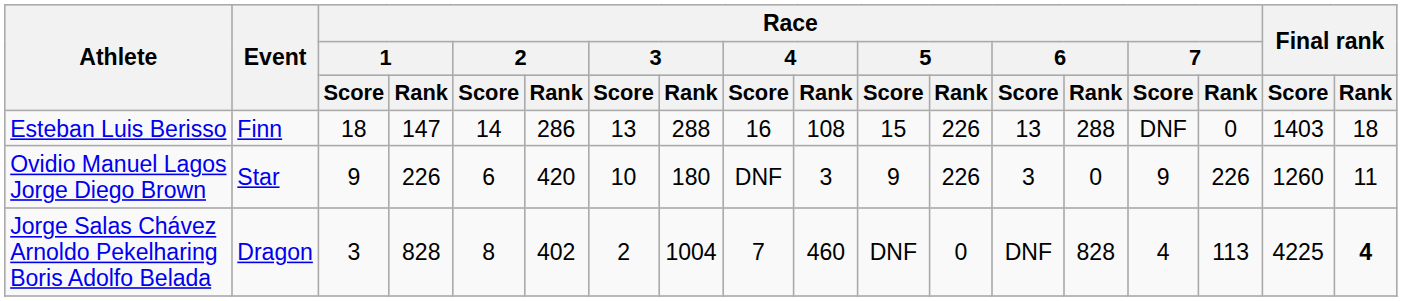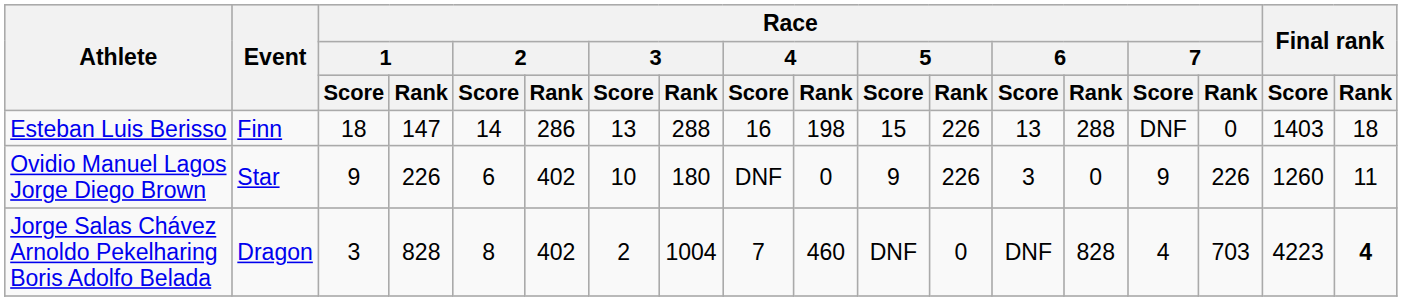(826, 128) 108 -> (826, 128) 198
(556, 178) 420 -> (556, 178) 402
(826, 178) 3 -> (826, 178) 0
(1231, 252) 113 -> (1231, 252) 703
(1298, 252) 4225 -> (1298, 252) 4223
